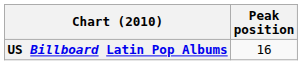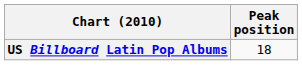(264, 50) 16 -> (264, 50) 18
